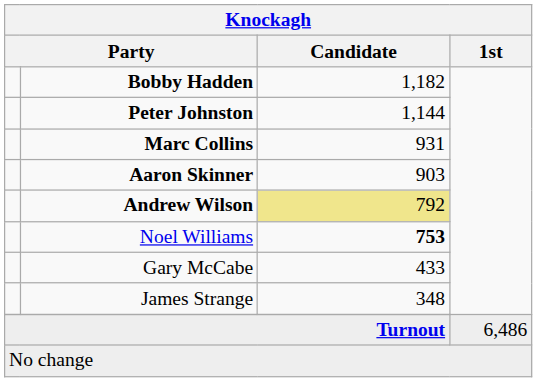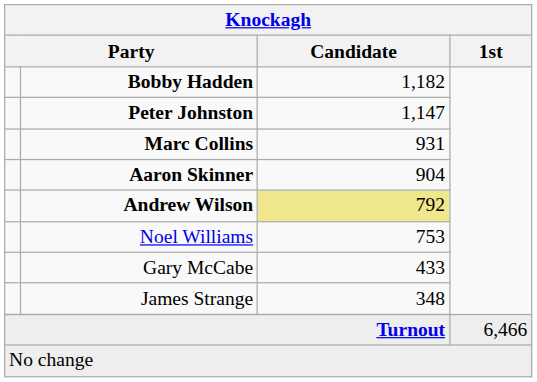(423, 112) 1,144 -> (423, 112) 1,147
(430, 174) 903 -> (430, 174) 904
(430, 236) bold -> (430, 236) normal
(505, 329) 6,486 -> (505, 329) 6,466
